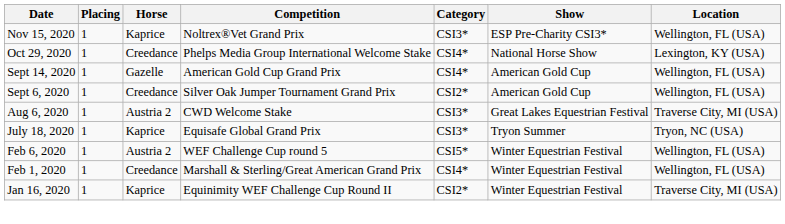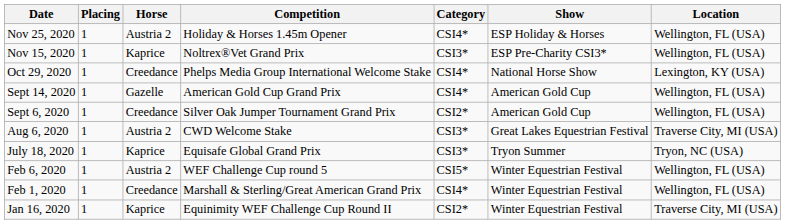+ row: (41, 33)
